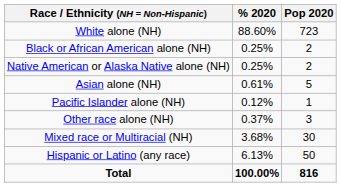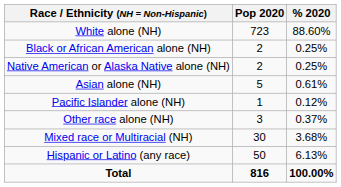columns swapped: (309, 13) <-> (257, 13)
